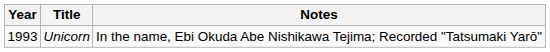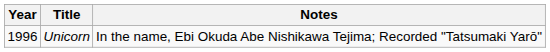(22, 36) 1993 -> (22, 36) 1996
